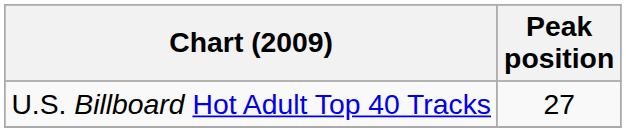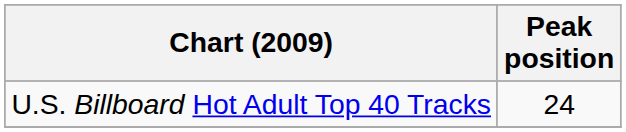(559, 103) 27 -> (559, 103) 24
